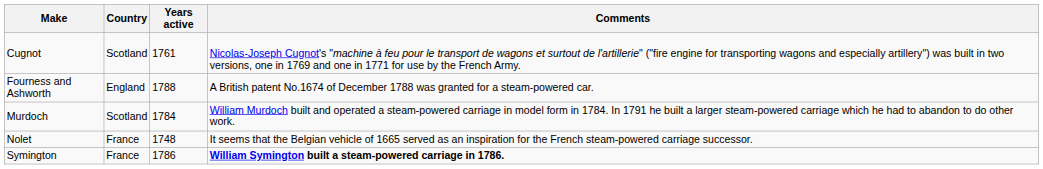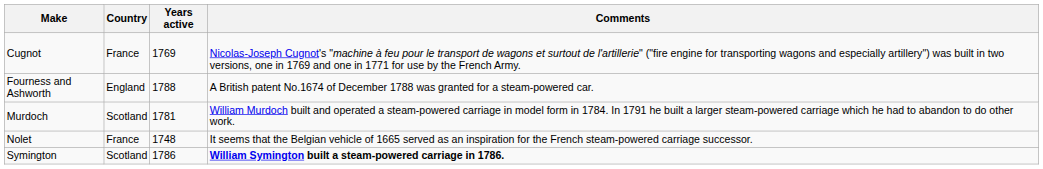(127, 53) Scotland -> (123, 53) France
(164, 53) 1761 -> (164, 53) 1769
(164, 116) 1784 -> (164, 116) 1781
(123, 156) France -> (127, 156) Scotland
